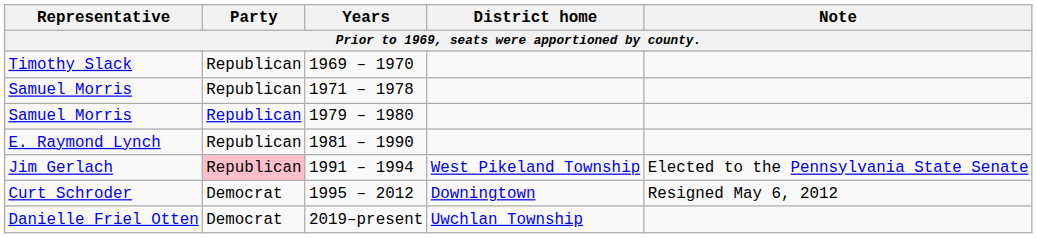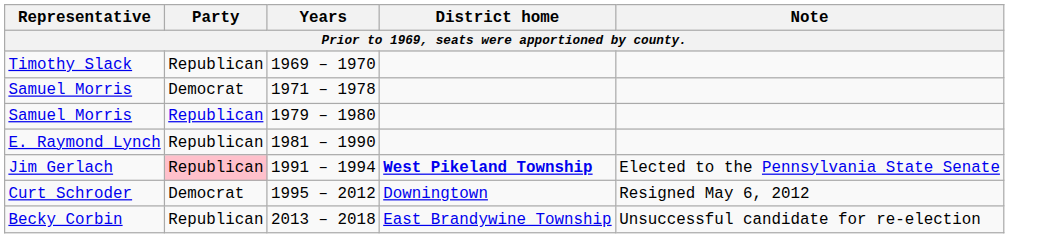(254, 90) Republican -> (206, 90) Democrat
(535, 168) normal -> (488, 168) bold
+ row: (323, 219)
- row: (366, 219)
